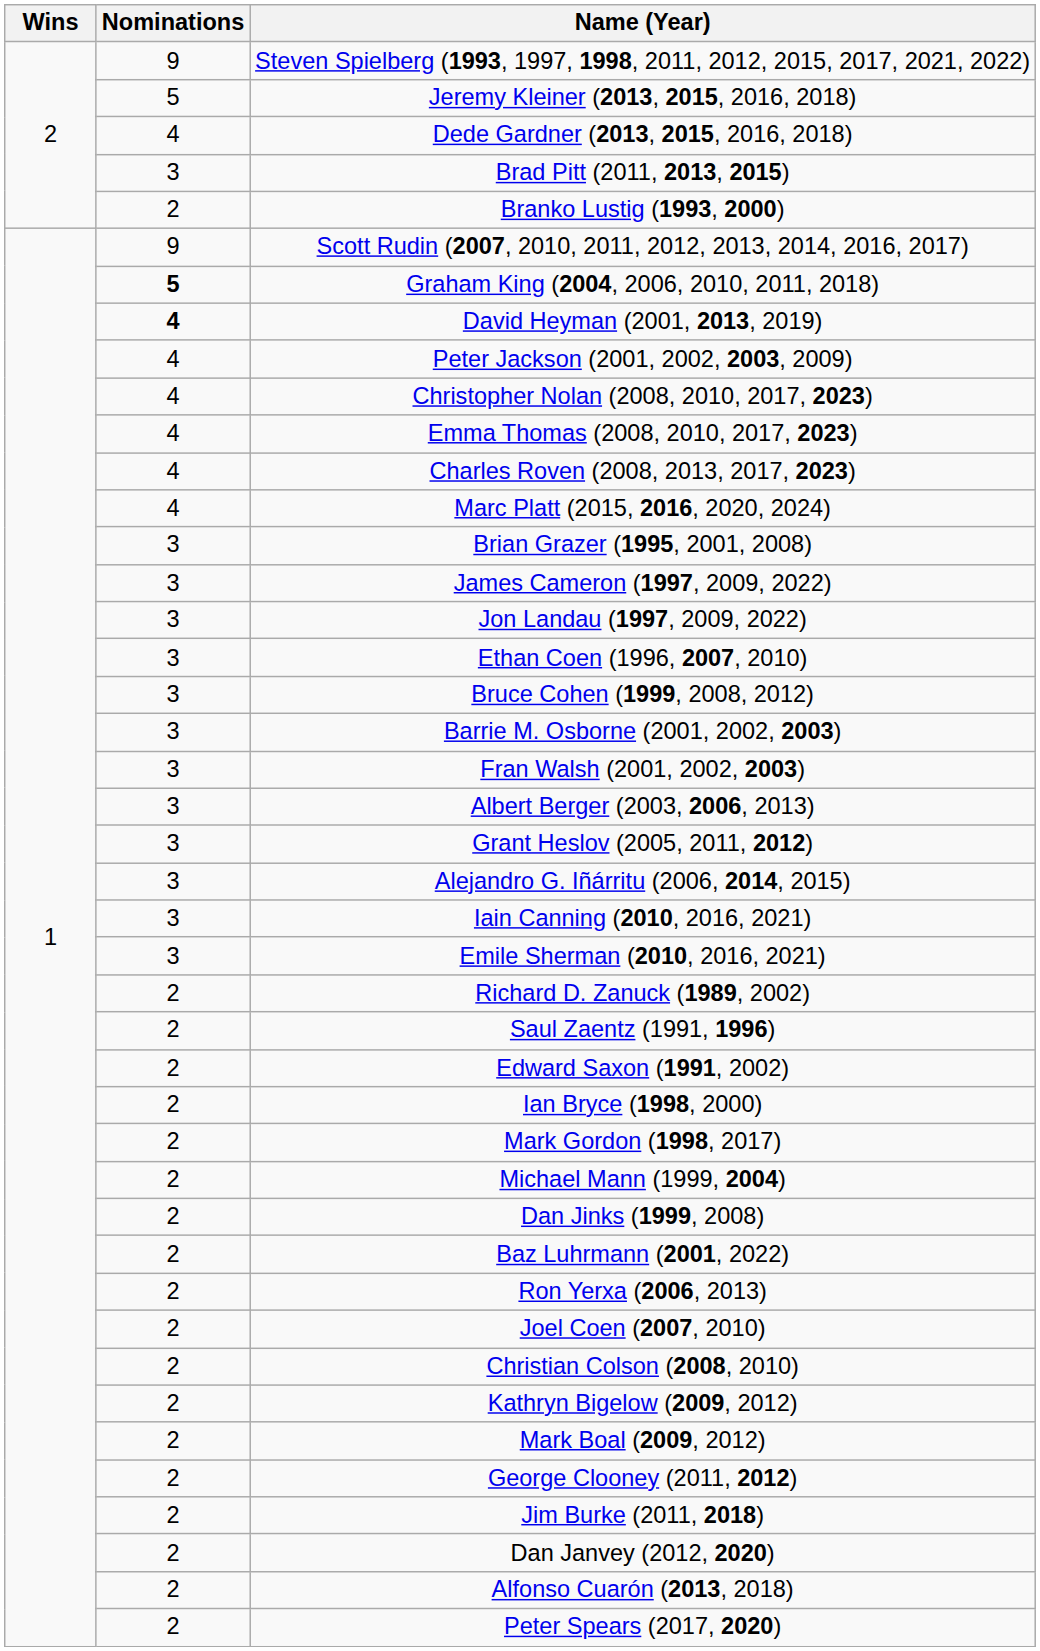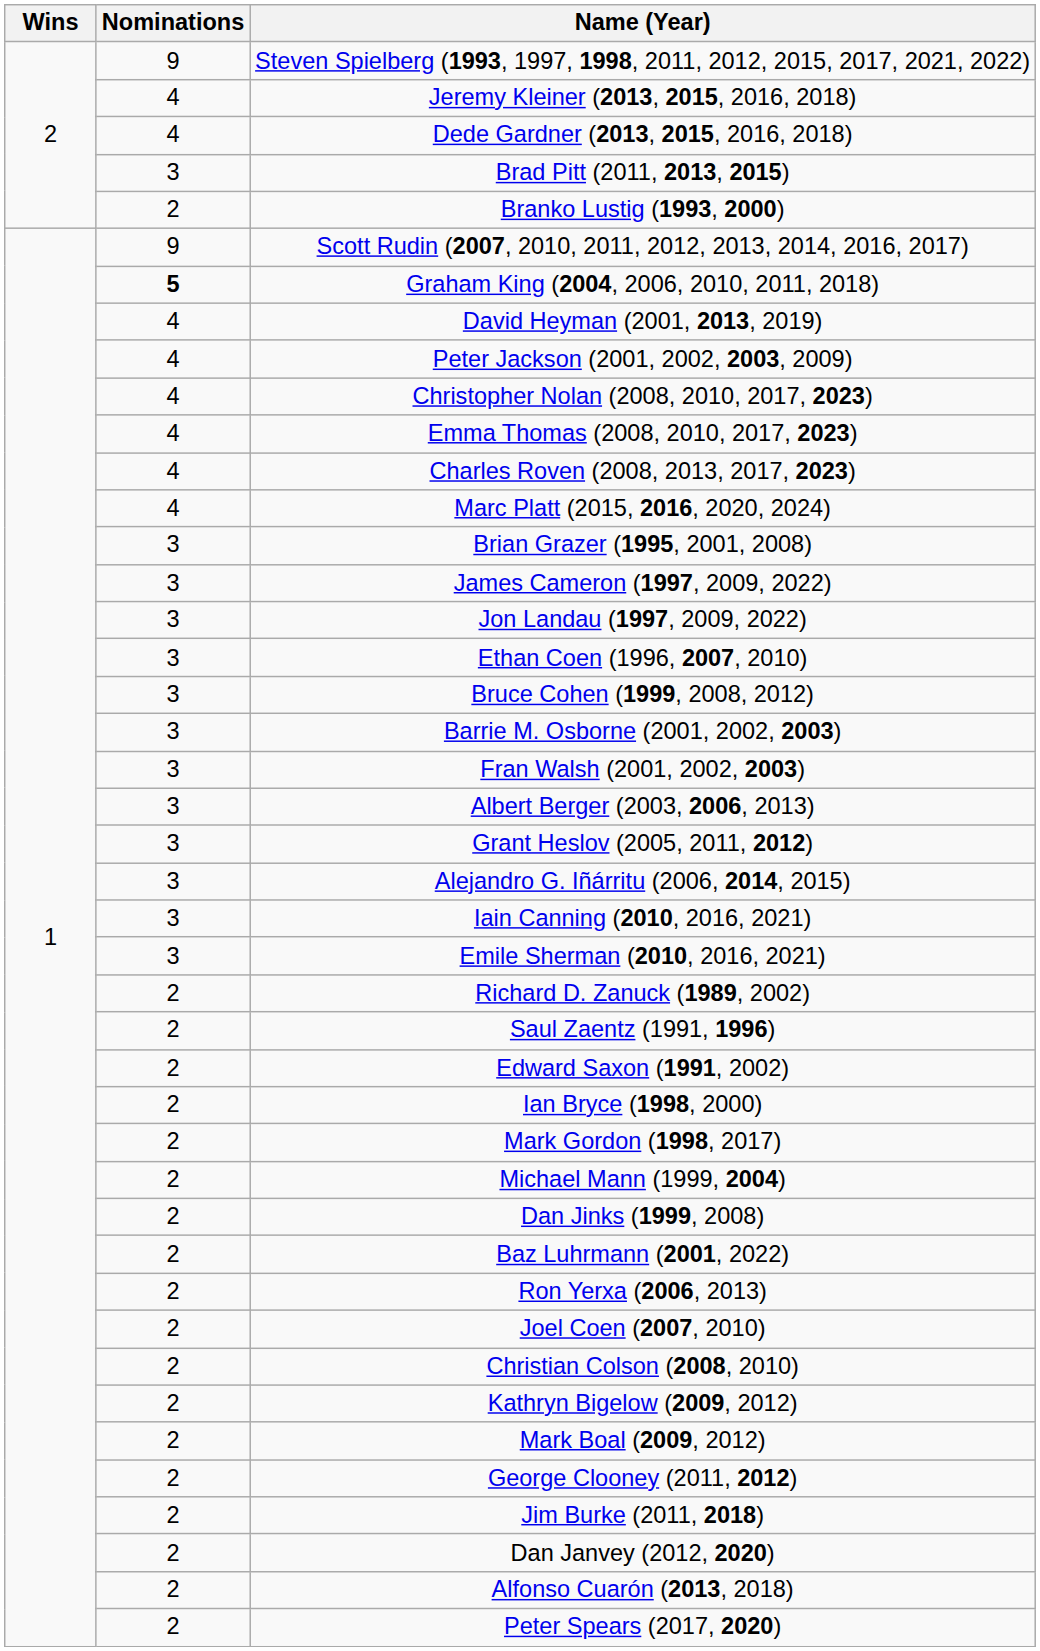(173, 97) 5 -> (173, 97) 4
(173, 321) bold -> (173, 321) normal
